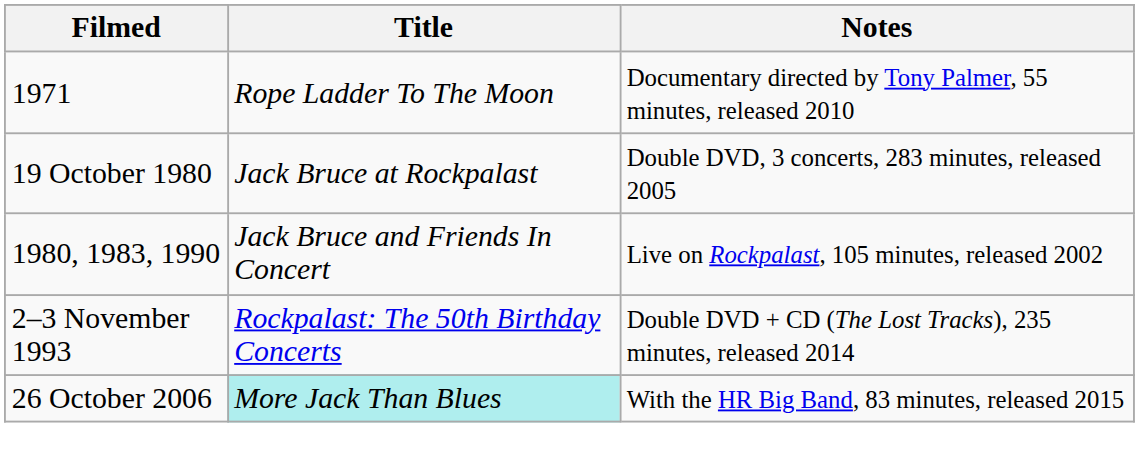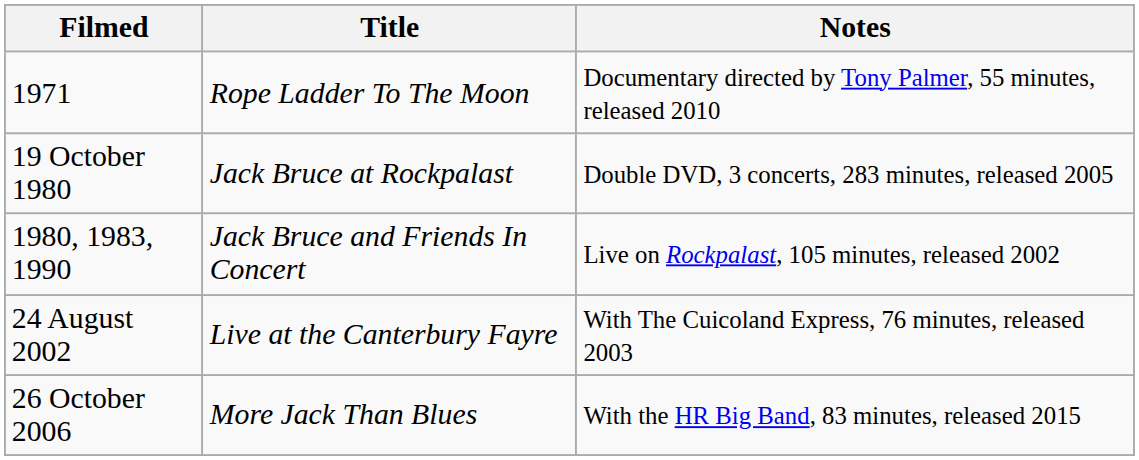- row: (101, 334)
+ row: (73, 334)
(368, 398) paleturquoise background -> (343, 414) no background
